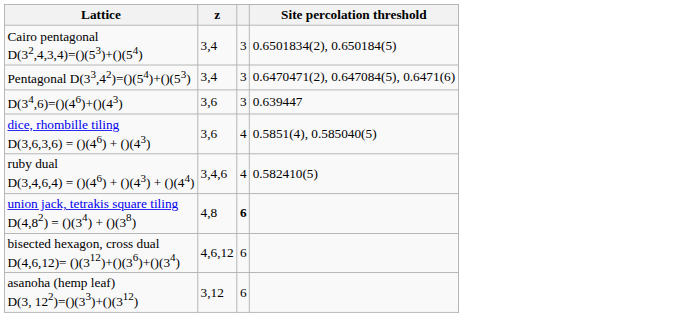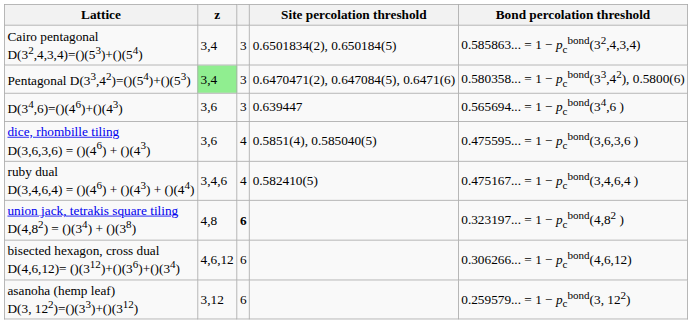+ column: (573, 15)
(209, 77) no background -> (209, 79) lightgreen background
